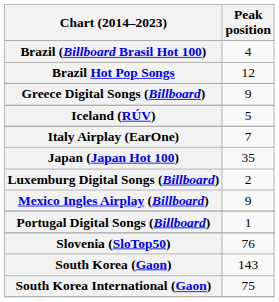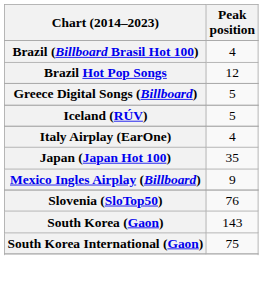(248, 94) 9 -> (232, 94) 5
(248, 136) 7 -> (232, 136) 4
- row: (113, 179)
- row: (113, 222)
